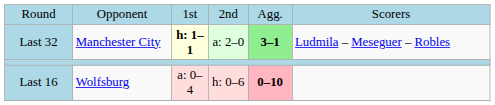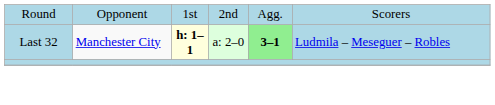(373, 42) no background -> (373, 42) lightblue background
- row: (39, 82)
